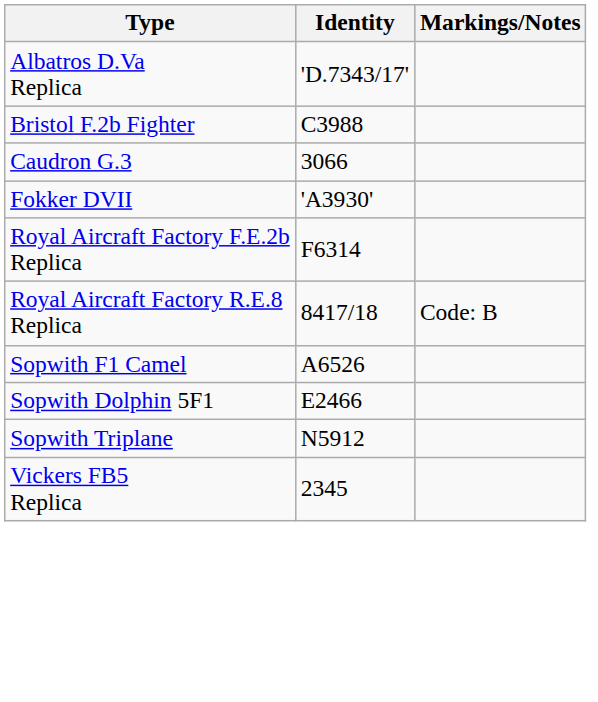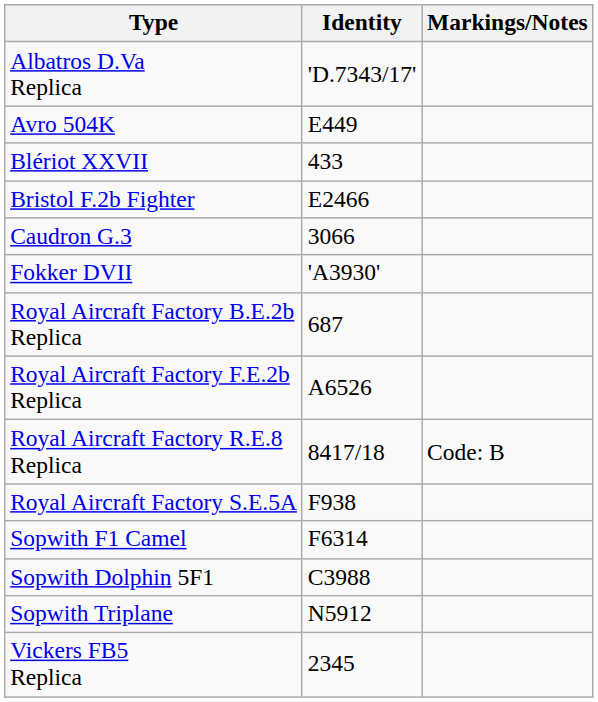+ row: (63, 124)
+ row: (79, 161)
(332, 124) C3988 -> (338, 198) E2466
+ row: (152, 323)
(331, 249) F6314 -> (340, 387) A6526
+ row: (154, 502)
(333, 363) A6526 -> (338, 539) F6314
(331, 400) E2466 -> (339, 576) C3988
